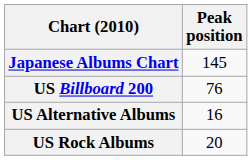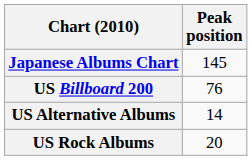(214, 115) 16 -> (214, 115) 14
